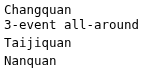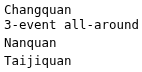rows swapped: (30, 61) <-> (38, 43)
